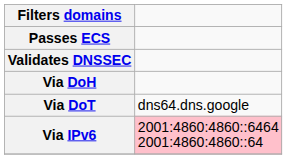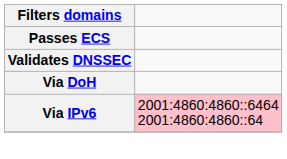- row: (70, 104)
